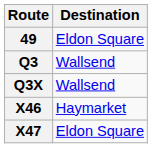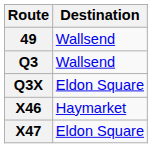(100, 39) Eldon Square -> (85, 39) Wallsend
(85, 85) Wallsend -> (100, 85) Eldon Square
